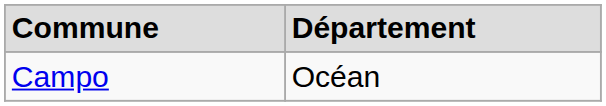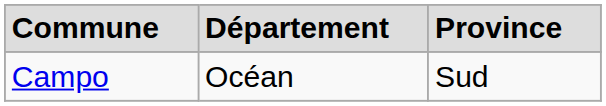+ column: (499, 28)
